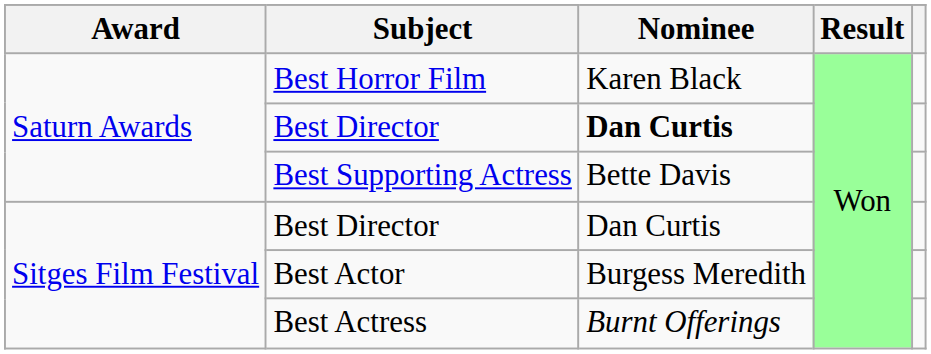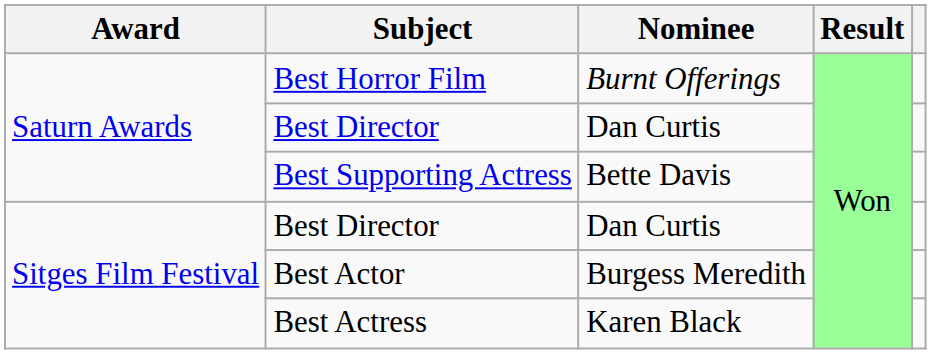(664, 77) Karen Black -> (683, 77) Burnt Offerings
(659, 126) bold -> (653, 126) normal
(683, 322) Burnt Offerings -> (664, 322) Karen Black
